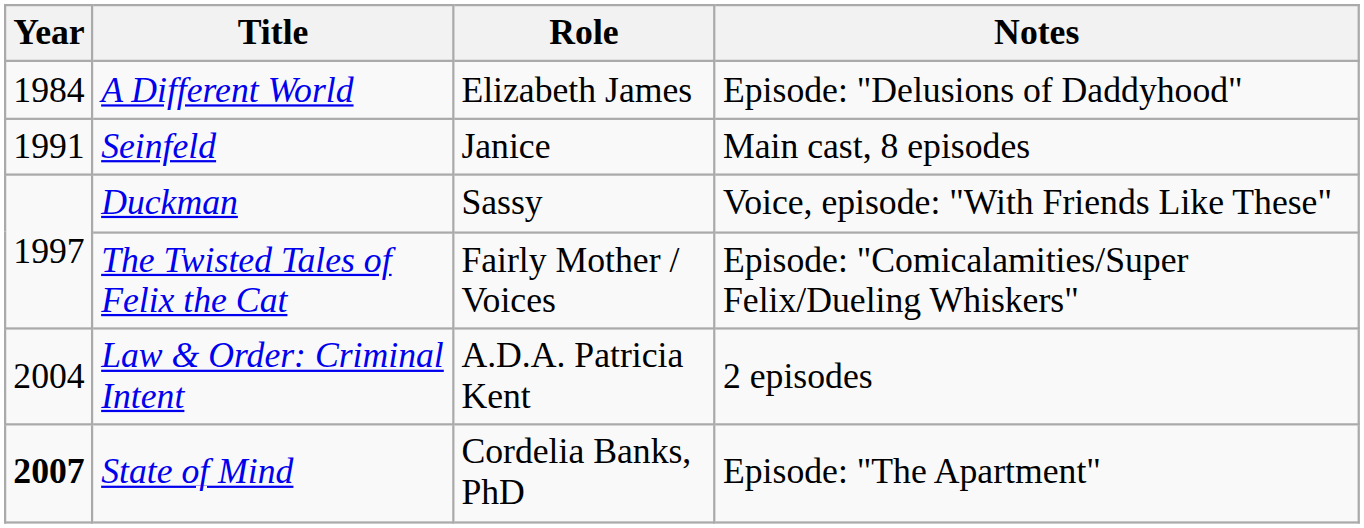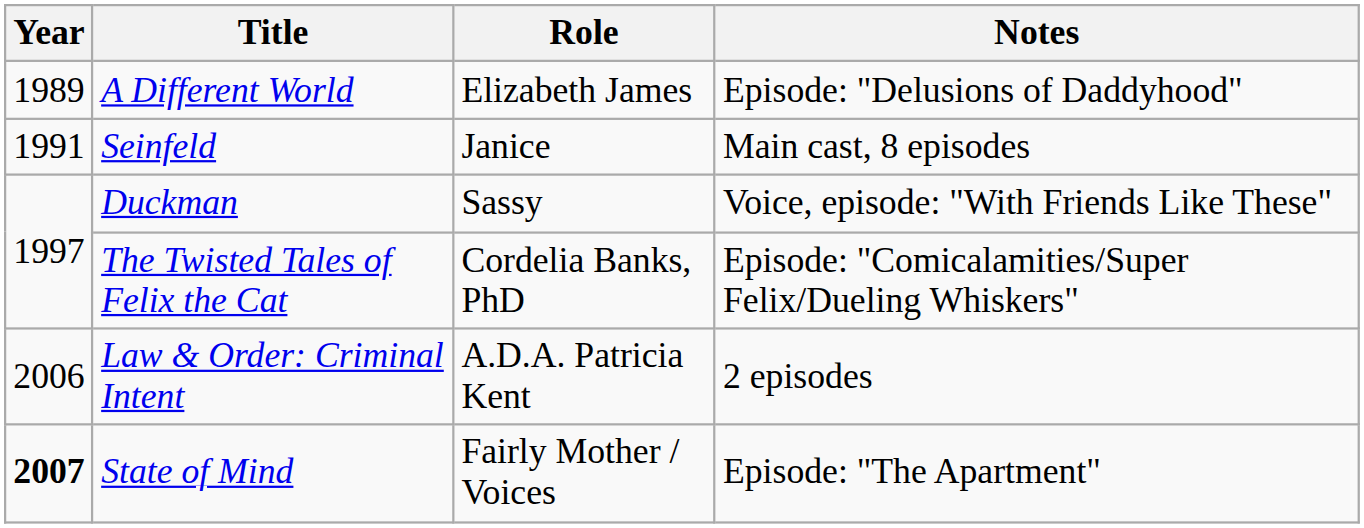(49, 89) 1984 -> (49, 89) 1989
(570, 279) Fairly Mother / Voices -> (576, 279) Cordelia Banks, PhD
(49, 375) 2004 -> (49, 375) 2006
(576, 472) Cordelia Banks, PhD -> (570, 472) Fairly Mother / Voices
